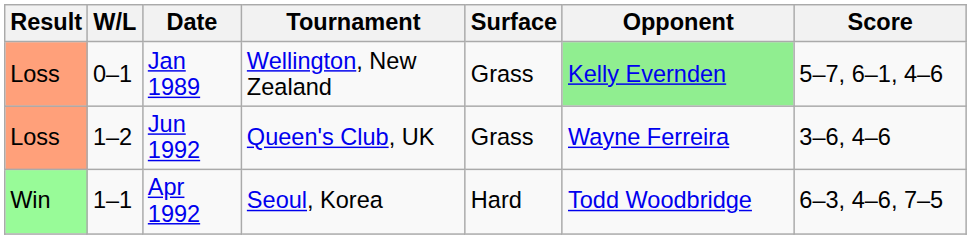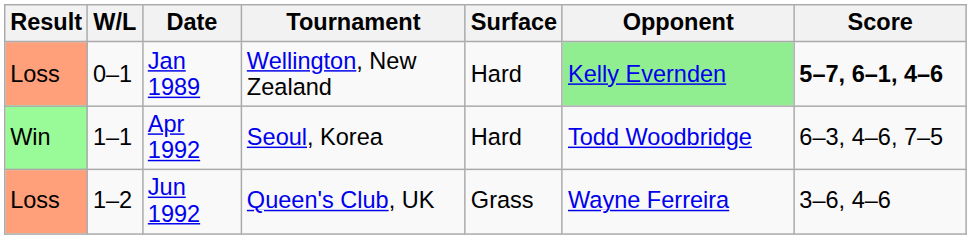(502, 73) Grass -> (496, 73) Hard
(871, 73) normal -> (871, 73) bold
rows swapped: (174, 201) <-> (174, 137)
